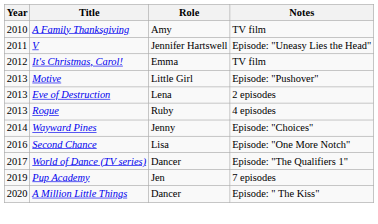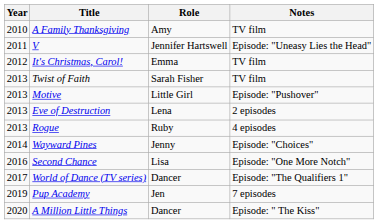+ row: (61, 78)
